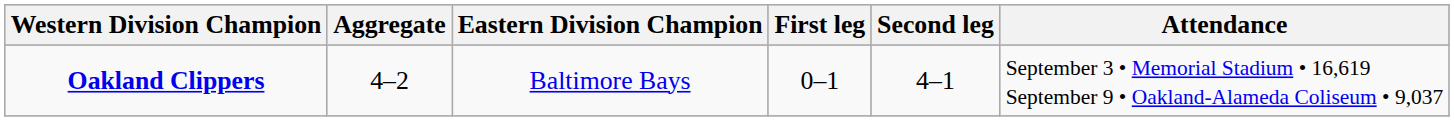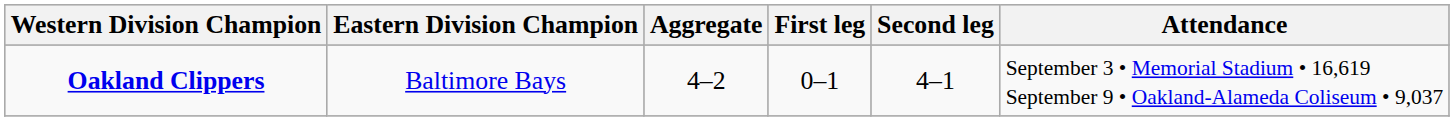columns swapped: (389, 24) <-> (610, 24)
